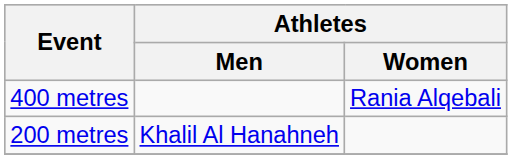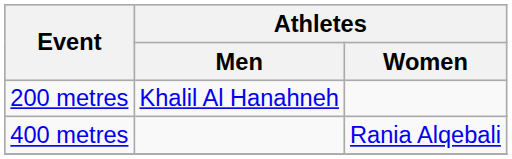rows swapped: (69, 136) <-> (69, 98)
